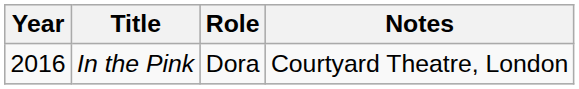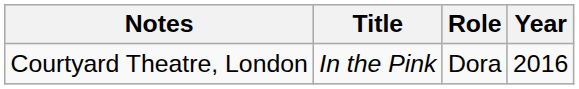columns swapped: (38, 24) <-> (420, 24)
